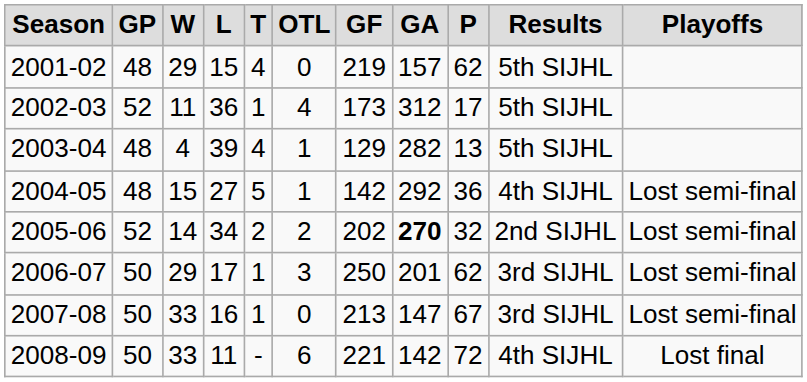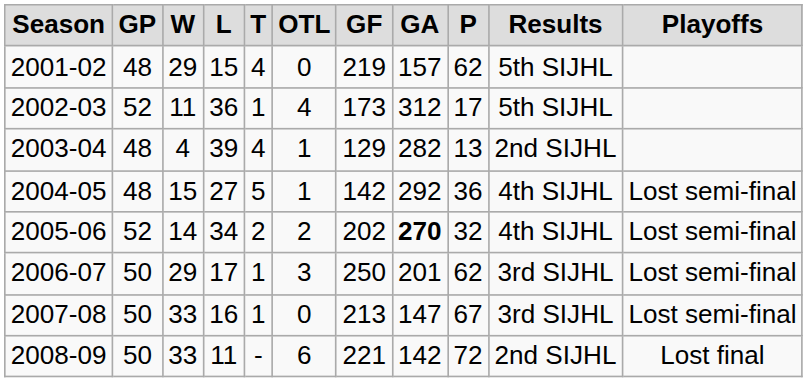(555, 149) 5th SIJHL -> (556, 149) 2nd SIJHL
(556, 231) 2nd SIJHL -> (555, 231) 4th SIJHL
(555, 356) 4th SIJHL -> (556, 356) 2nd SIJHL
